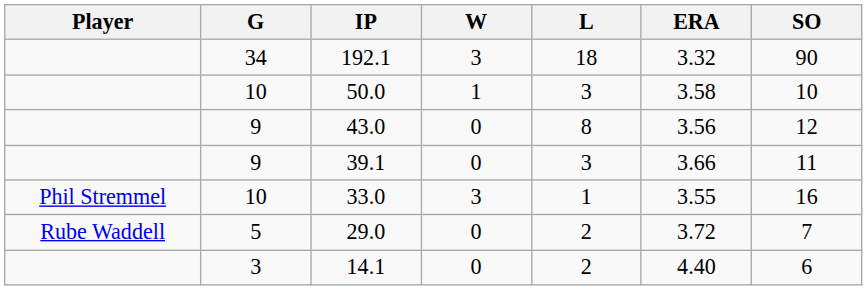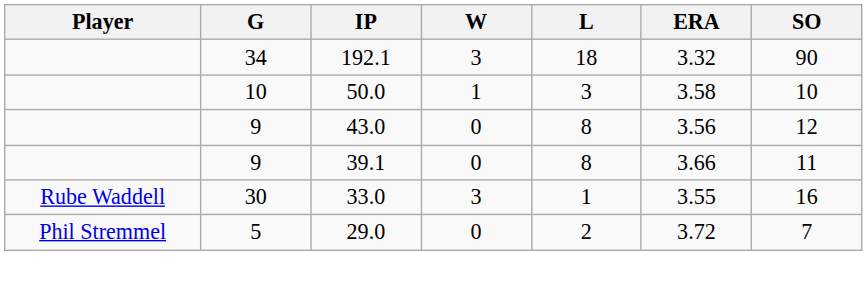(586, 162) 3 -> (586, 162) 8
(103, 197) Phil Stremmel -> (103, 197) Rube Waddell
(256, 197) 10 -> (256, 197) 30
(103, 232) Rube Waddell -> (103, 232) Phil Stremmel
- row: (366, 267)
